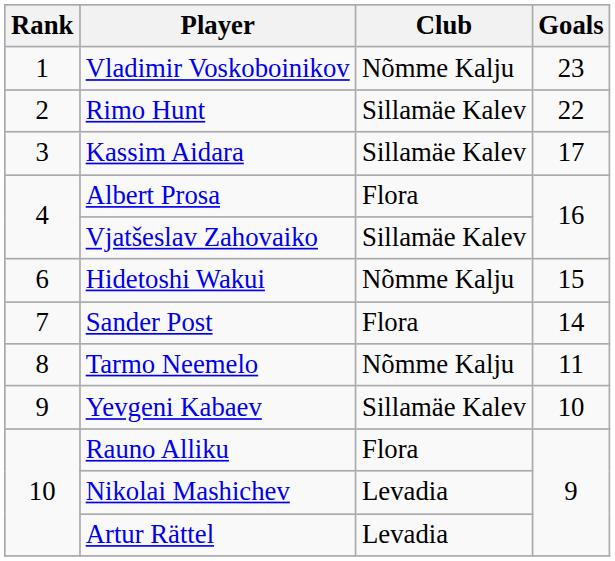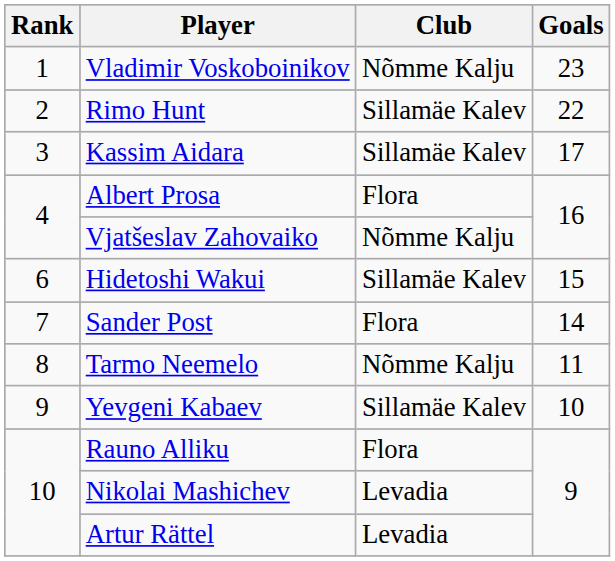(444, 237) Sillamäe Kalev -> (438, 237) Nõmme Kalju
(438, 279) Nõmme Kalju -> (444, 279) Sillamäe Kalev
